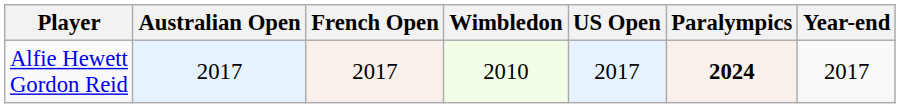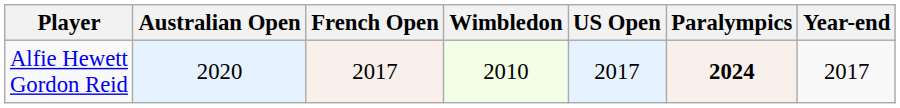(220, 71) 2017 -> (220, 71) 2020
